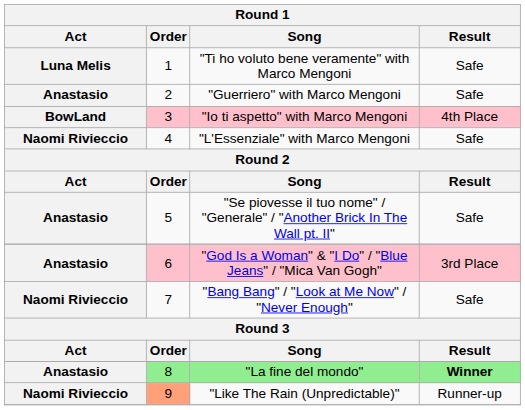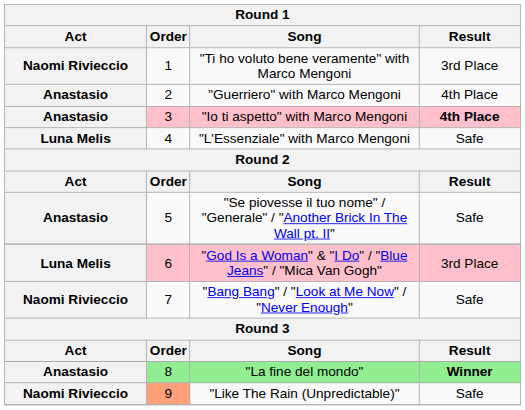(76, 66) Luna Melis -> (76, 66) Naomi Rivieccio
(470, 66) Safe -> (470, 66) 3rd Place
(470, 95) Safe -> (470, 95) 4th Place
(76, 116) BowLand -> (76, 116) Anastasio
(470, 116) normal -> (470, 116) bold
(76, 138) Naomi Rivieccio -> (76, 138) Luna Melis
(76, 262) Anastasio -> (76, 262) Luna Melis
(470, 393) Runner-up -> (470, 393) Safe
